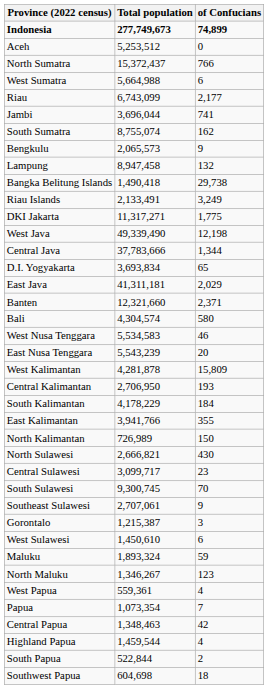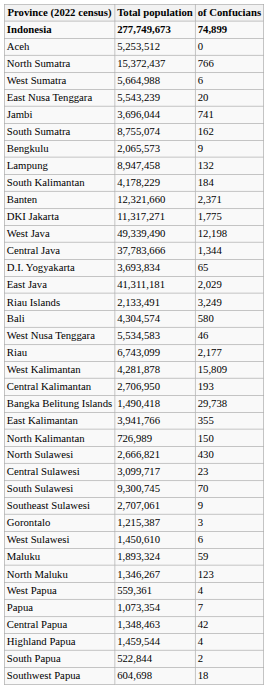rows swapped: (17, 98) <-> (49, 353)
rows swapped: (60, 183) <-> (46, 404)
rows swapped: (33, 200) <-> (22, 302)
